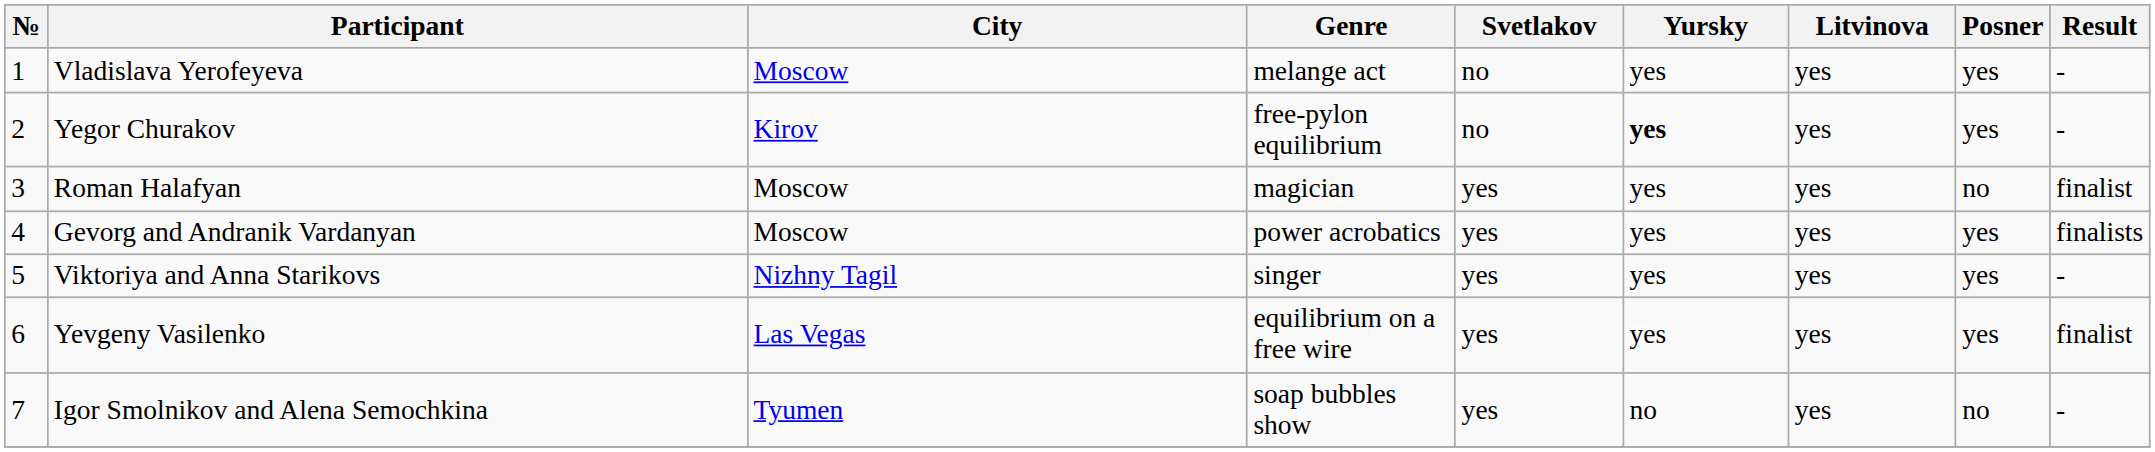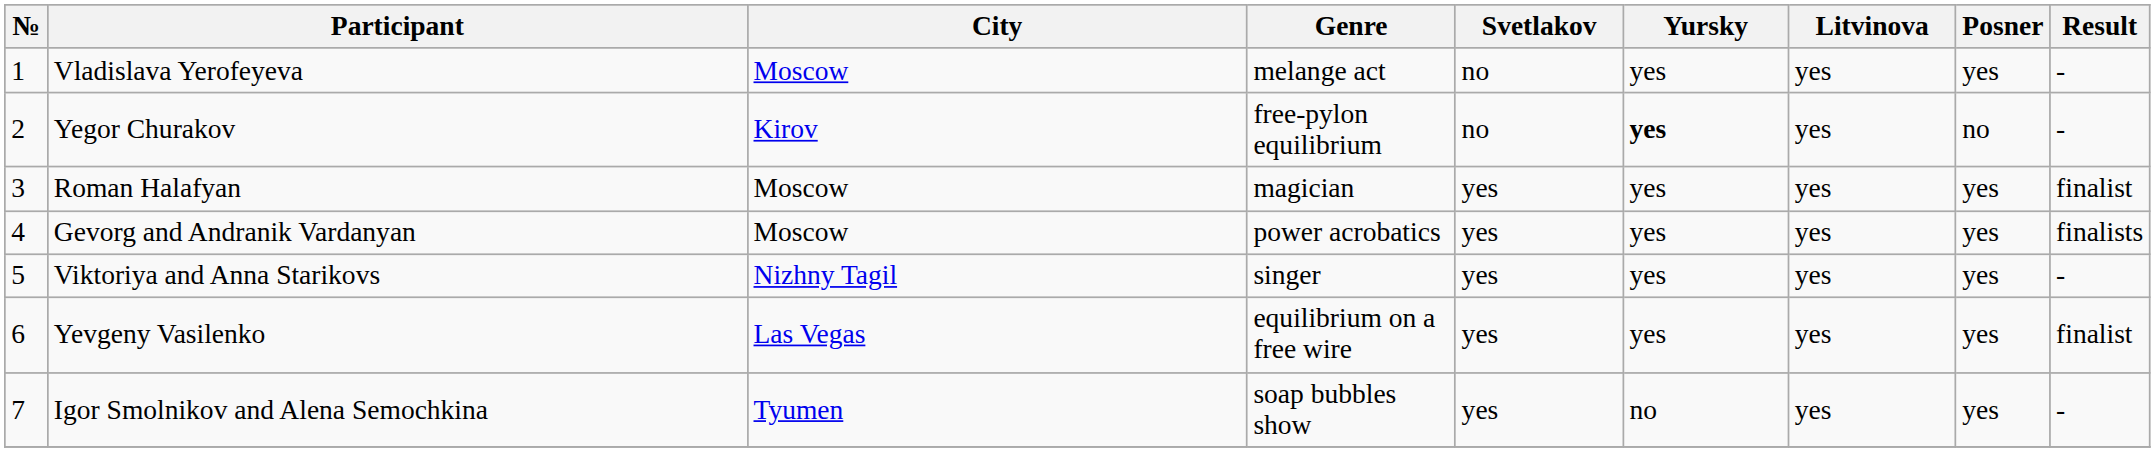(1981, 129) yes -> (1976, 129) no
(1976, 188) no -> (1981, 188) yes
(1976, 409) no -> (1981, 409) yes
